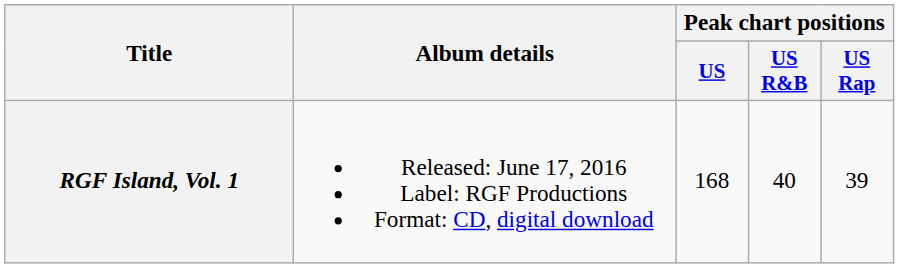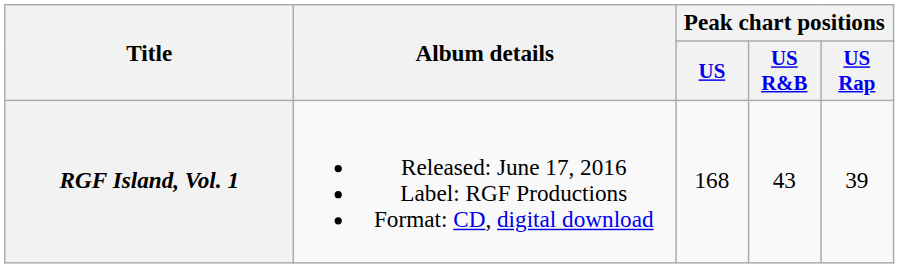(784, 181) 40 -> (784, 181) 43
